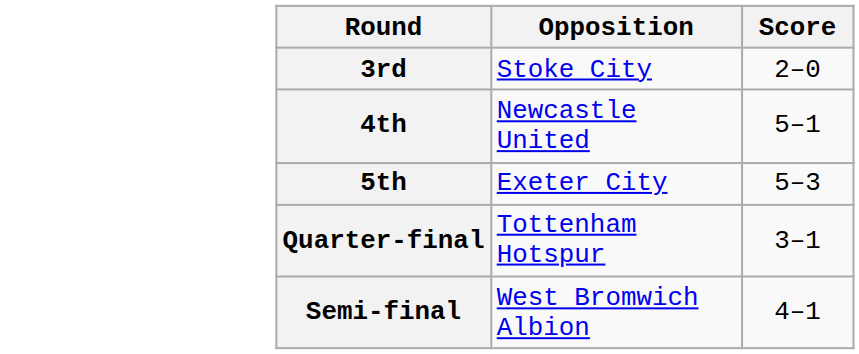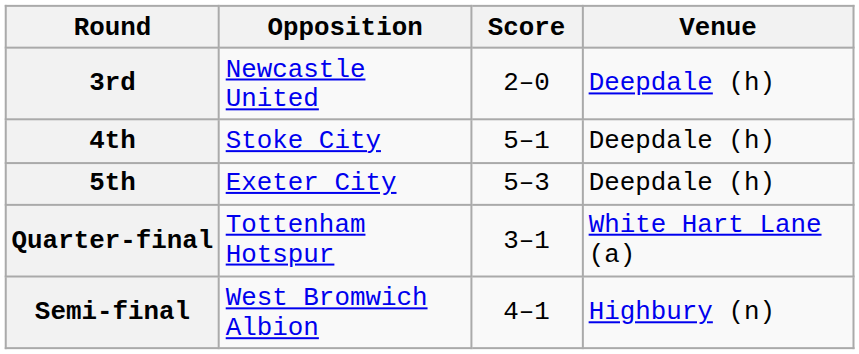+ column: (718, 27)
(574, 69) Stoke City -> (296, 84) Newcastle United
(567, 126) Newcastle United -> (303, 141) Stoke City
